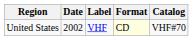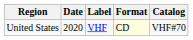(73, 27) 2002 -> (73, 27) 2020
